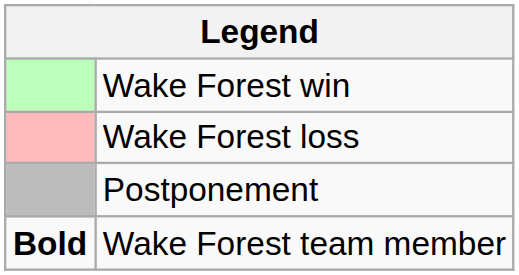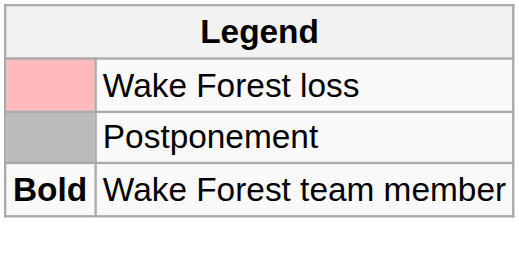- row: (227, 85)
